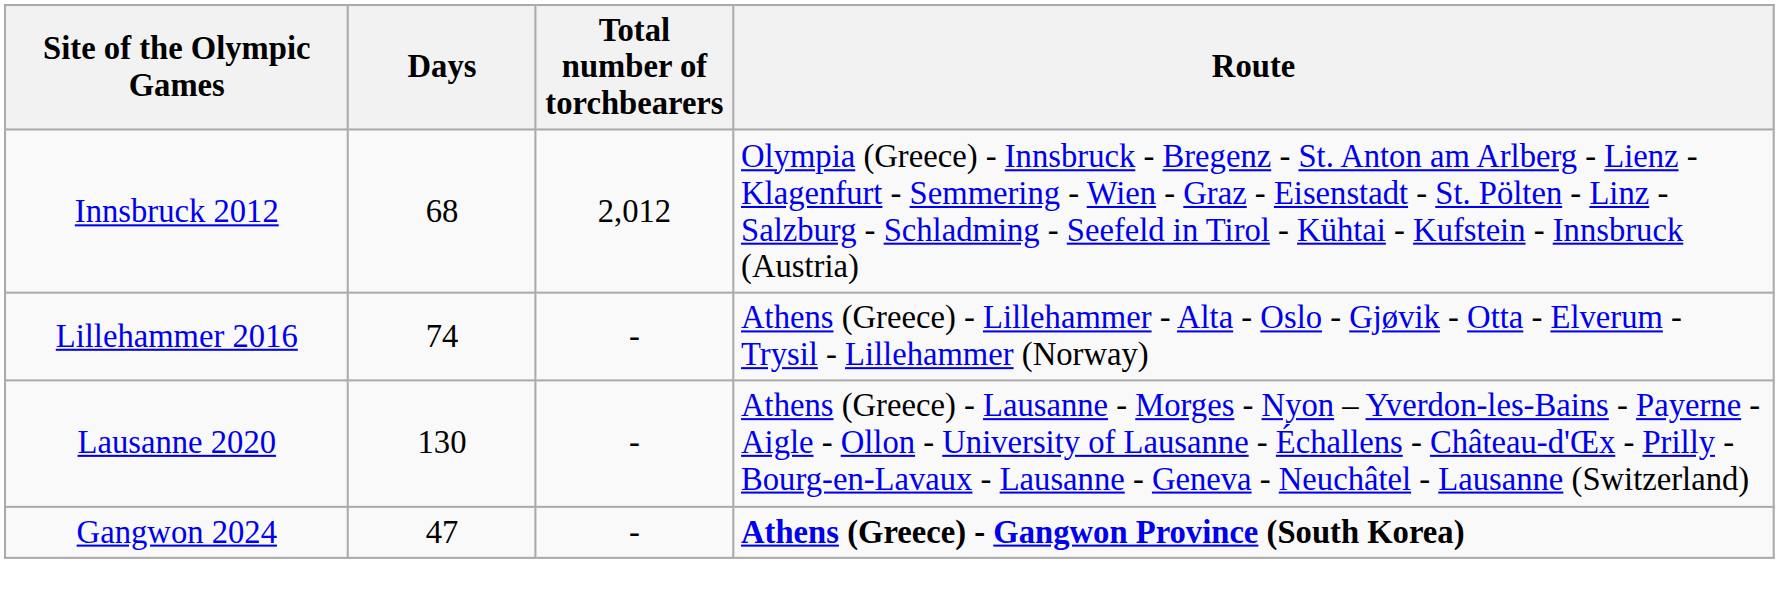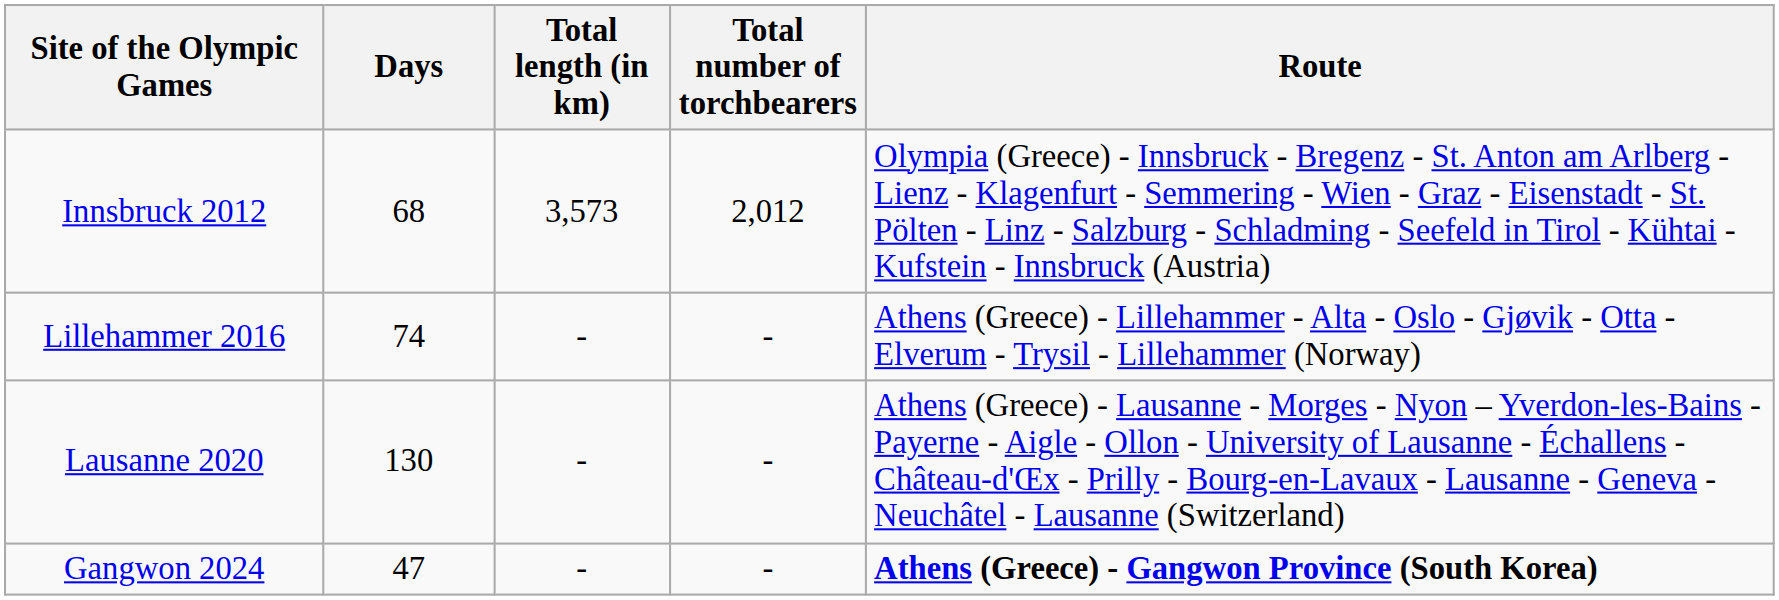+ column: (582, 67)
